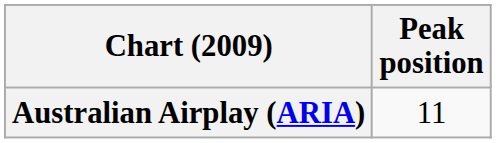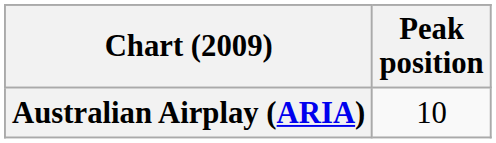(432, 112) 11 -> (432, 112) 10
